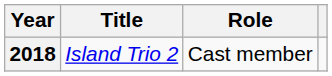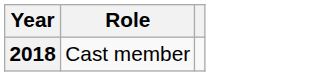- column: (122, 20)
